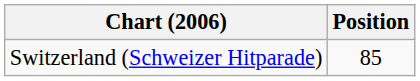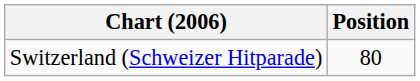(371, 57) 85 -> (371, 57) 80
